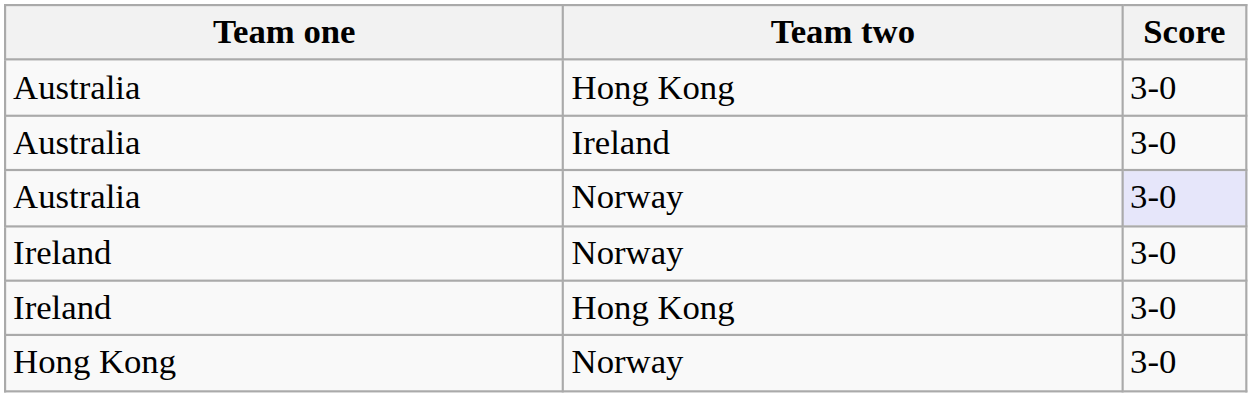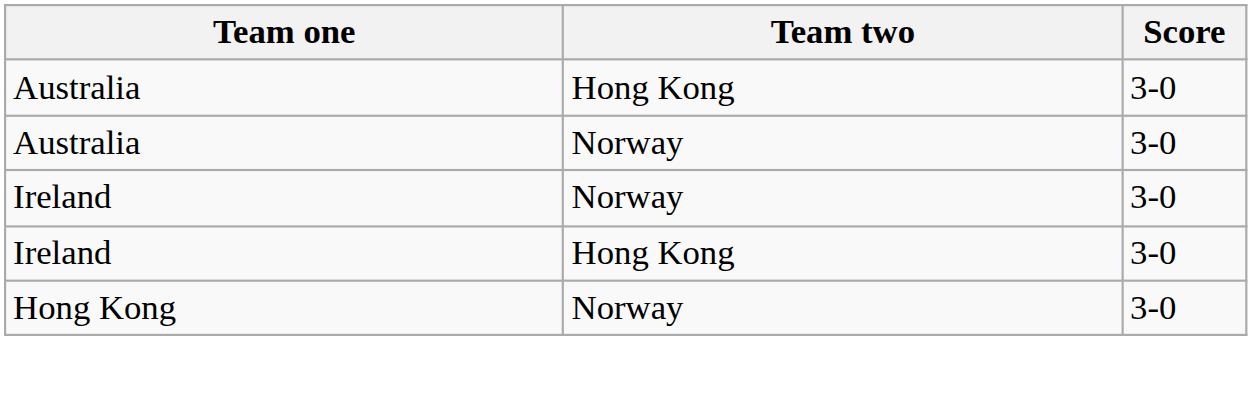- row: (77, 142)
(1153, 197) lavender background -> (1153, 142) no background
